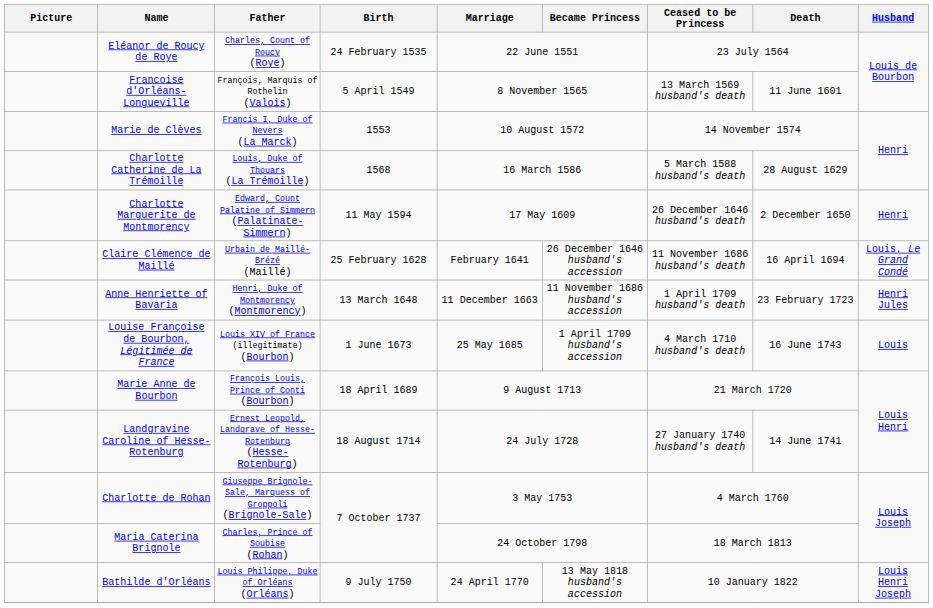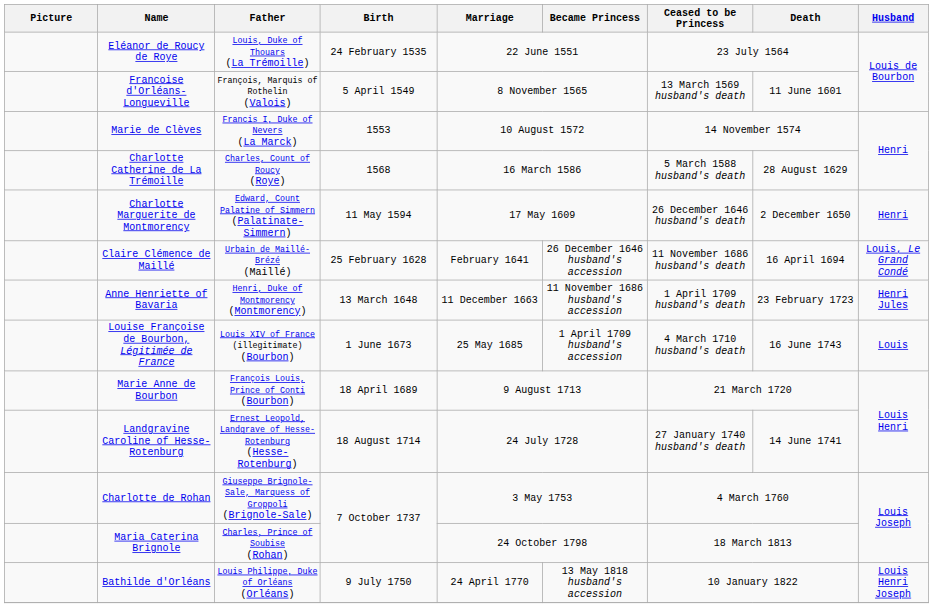(267, 53) Charles, Count of Roucy (Roye) -> (267, 53) Louis, Duke of Thouars (La Trémoille)
(267, 171) Louis, Duke of Thouars (La Trémoille) -> (267, 171) Charles, Count of Roucy (Roye)
